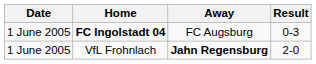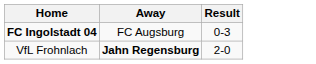- column: (39, 13)
